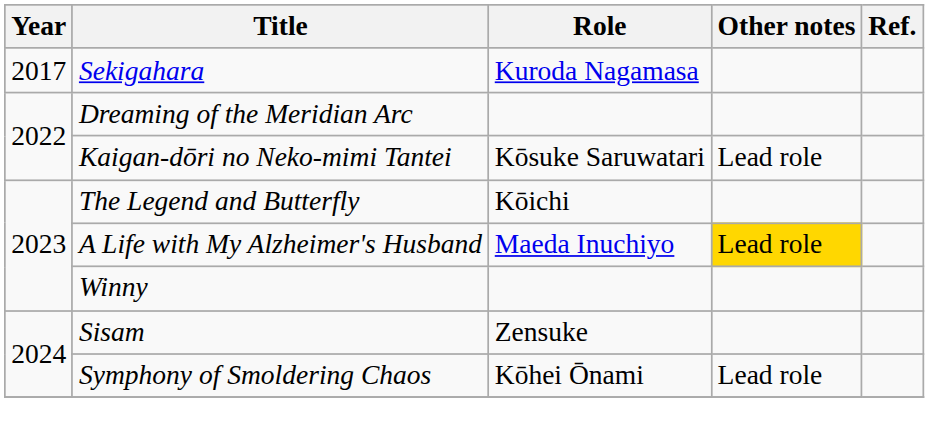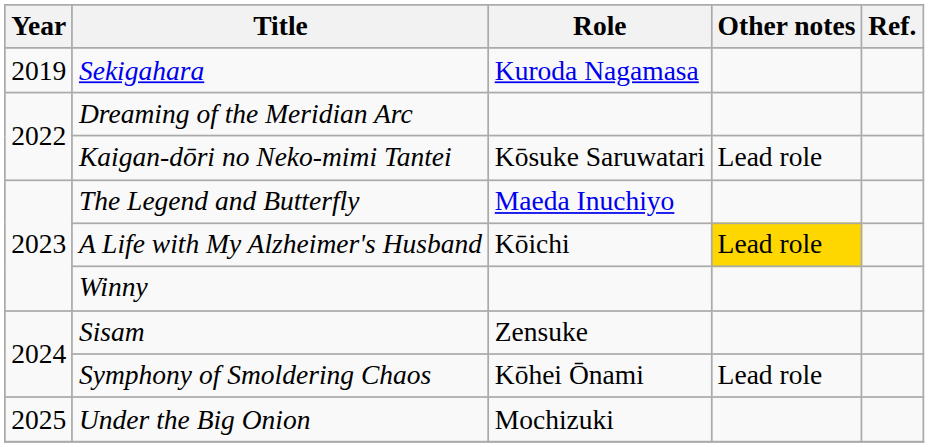(39, 69) 2017 -> (39, 69) 2019
(532, 200) Kōichi -> (585, 200) Maeda Inuchiyo
(585, 244) Maeda Inuchiyo -> (532, 244) Kōichi
+ row: (195, 419)
